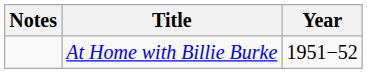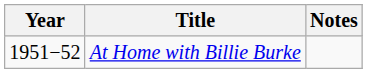columns swapped: (322, 20) <-> (33, 20)
